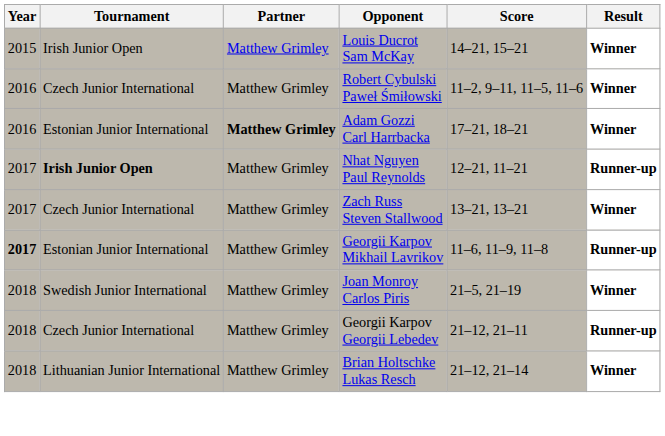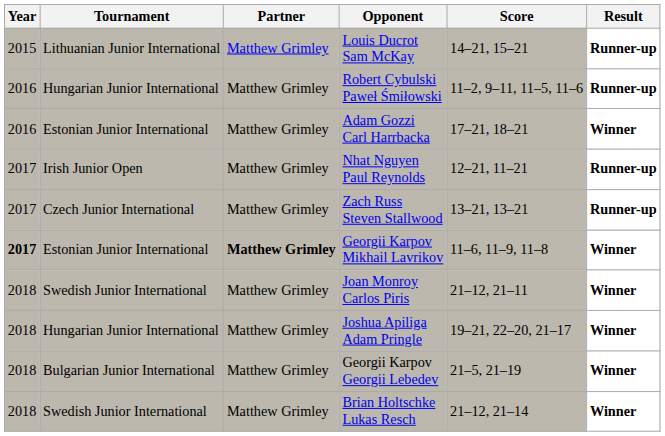(93, 48) Irish Junior Open -> (132, 48) Lithuanian Junior International
(613, 48) Winner -> (623, 48) Runner-up
(119, 88) Czech Junior International -> (131, 88) Hungarian Junior International
(613, 88) Winner -> (623, 88) Runner-up
(281, 129) bold -> (278, 129) normal
(98, 169) bold -> (93, 169) normal
(613, 209) Winner -> (623, 209) Runner-up
(278, 250) normal -> (281, 250) bold
(623, 250) Runner-up -> (613, 250) Winner
(486, 290) 21–5, 21–19 -> (489, 290) 21–12, 21–11
+ row: (385, 330)
(119, 330) Czech Junior International -> (129, 371) Bulgarian Junior International
(489, 330) 21–12, 21–11 -> (486, 371) 21–5, 21–19
(623, 330) Runner-up -> (613, 371) Winner
(132, 371) Lithuanian Junior International -> (125, 411) Swedish Junior International
